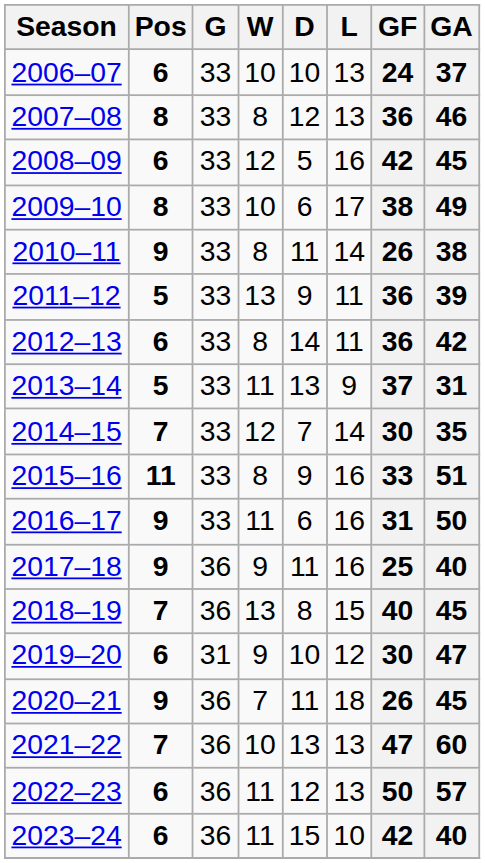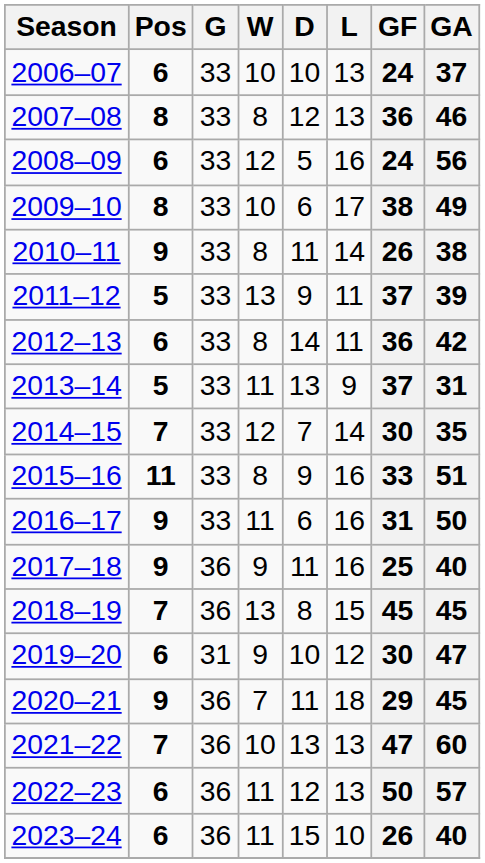(398, 161) 42 -> (398, 161) 24
(452, 161) 45 -> (452, 161) 56
(398, 296) 36 -> (398, 296) 37
(398, 610) 40 -> (398, 610) 45
(398, 700) 26 -> (398, 700) 29
(398, 835) 42 -> (398, 835) 26
